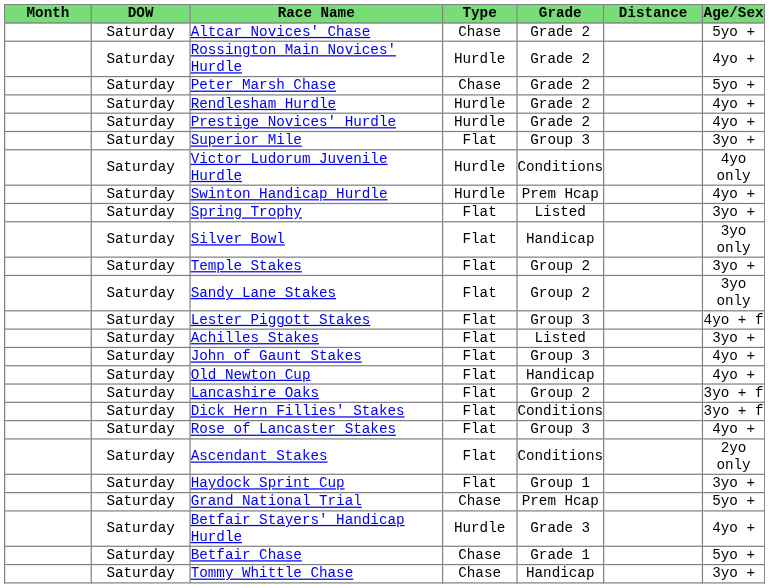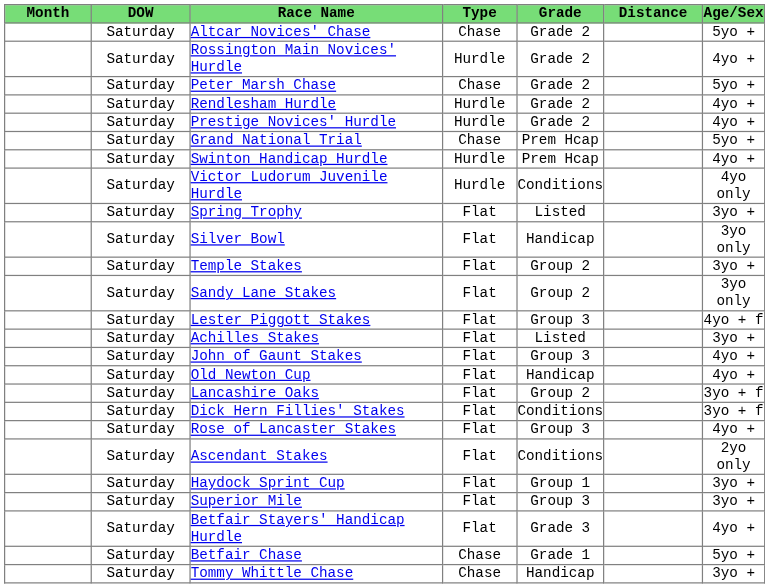rows swapped: (276, 502) <-> (246, 141)
rows swapped: (289, 167) <-> (289, 194)
(480, 529) Hurdle -> (480, 529) Flat
